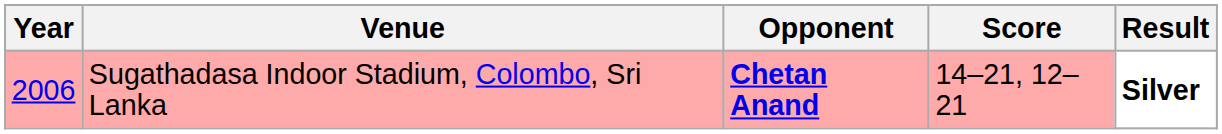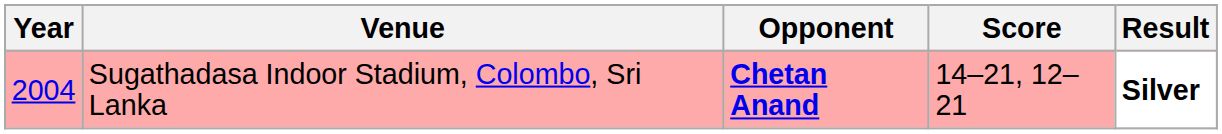(44, 89) 2006 -> (44, 89) 2004
